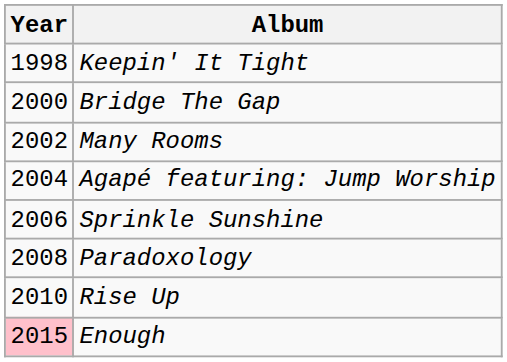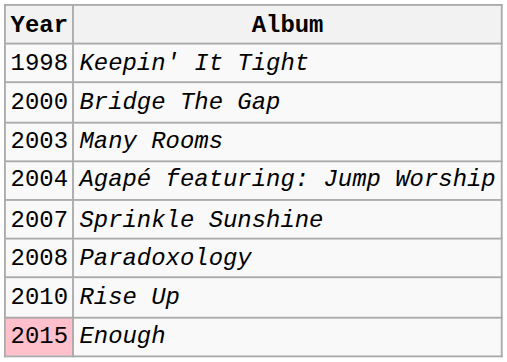(39, 141) 2002 -> (39, 141) 2003
(39, 219) 2006 -> (39, 219) 2007
